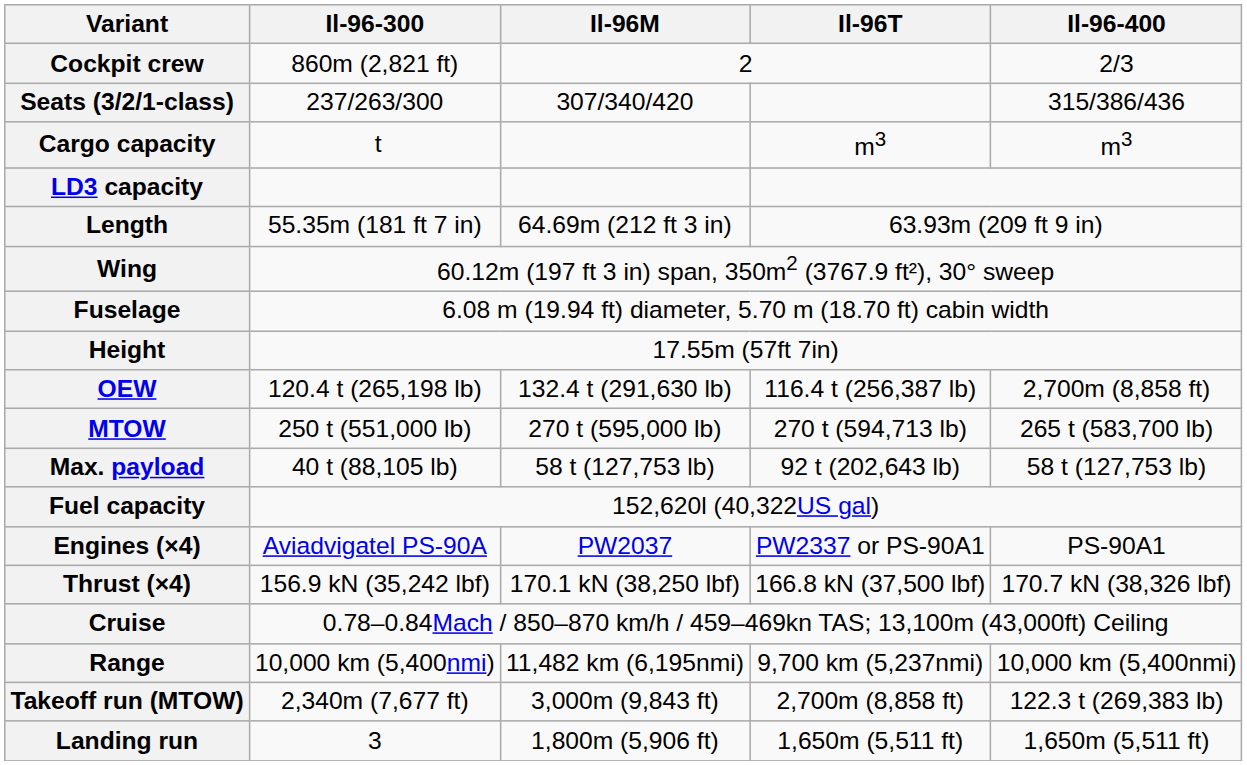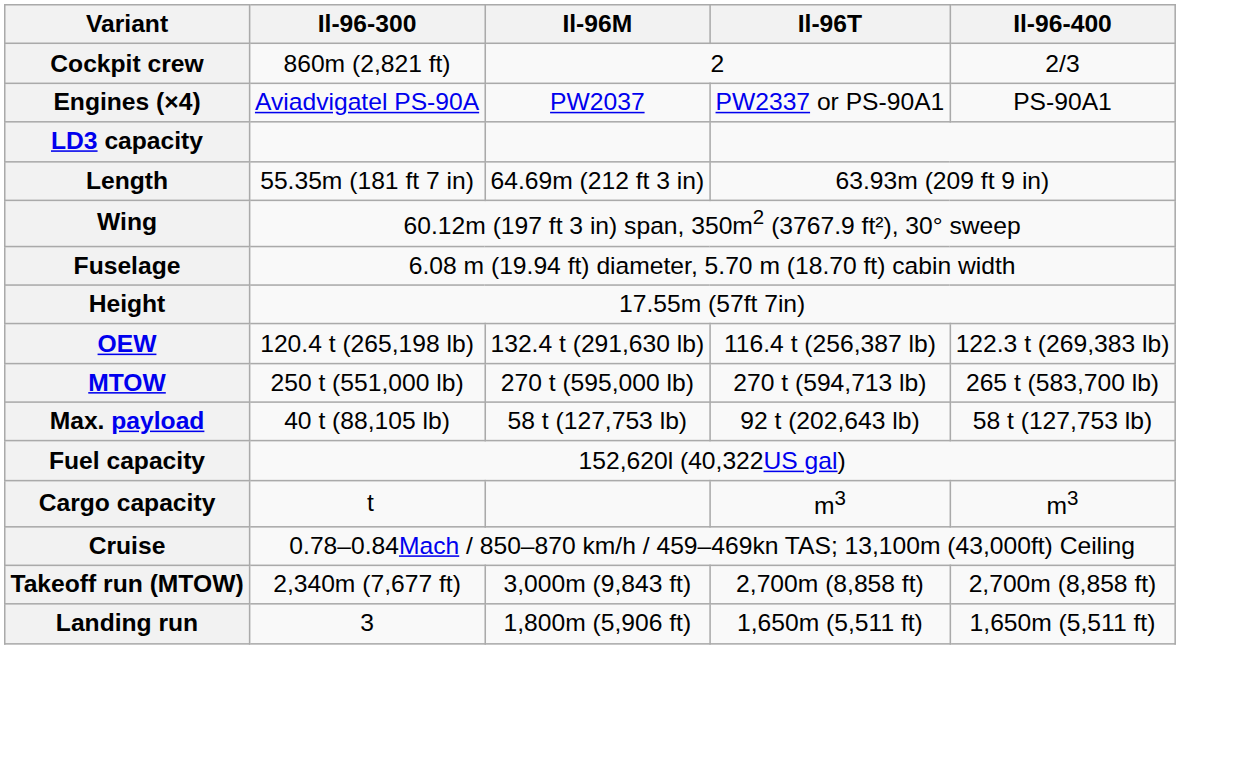- row: (127, 102)
rows swapped: (127, 144) <-> (127, 545)
(1117, 389) 2,700m (8,858 ft) -> (1062, 343) 122.3 t (269,383 lb)
- row: (127, 584)
- row: (127, 662)
(1117, 701) 122.3 t (269,383 lb) -> (1062, 584) 2,700m (8,858 ft)
